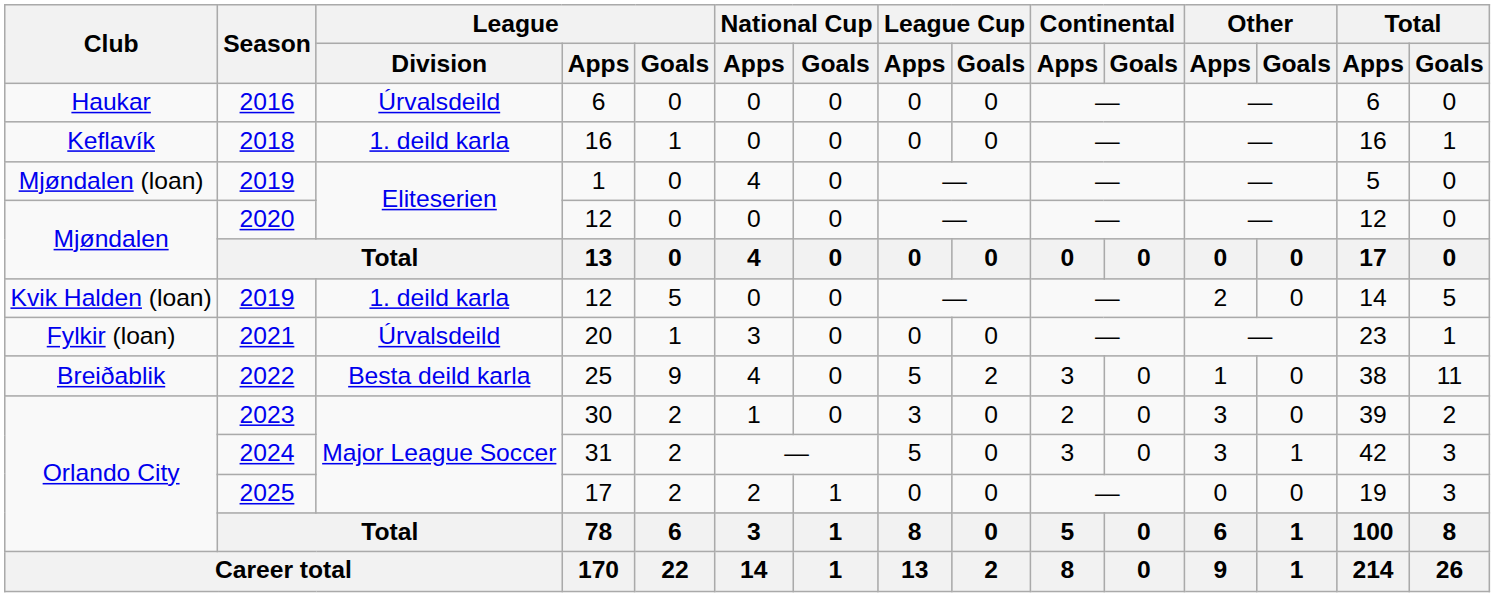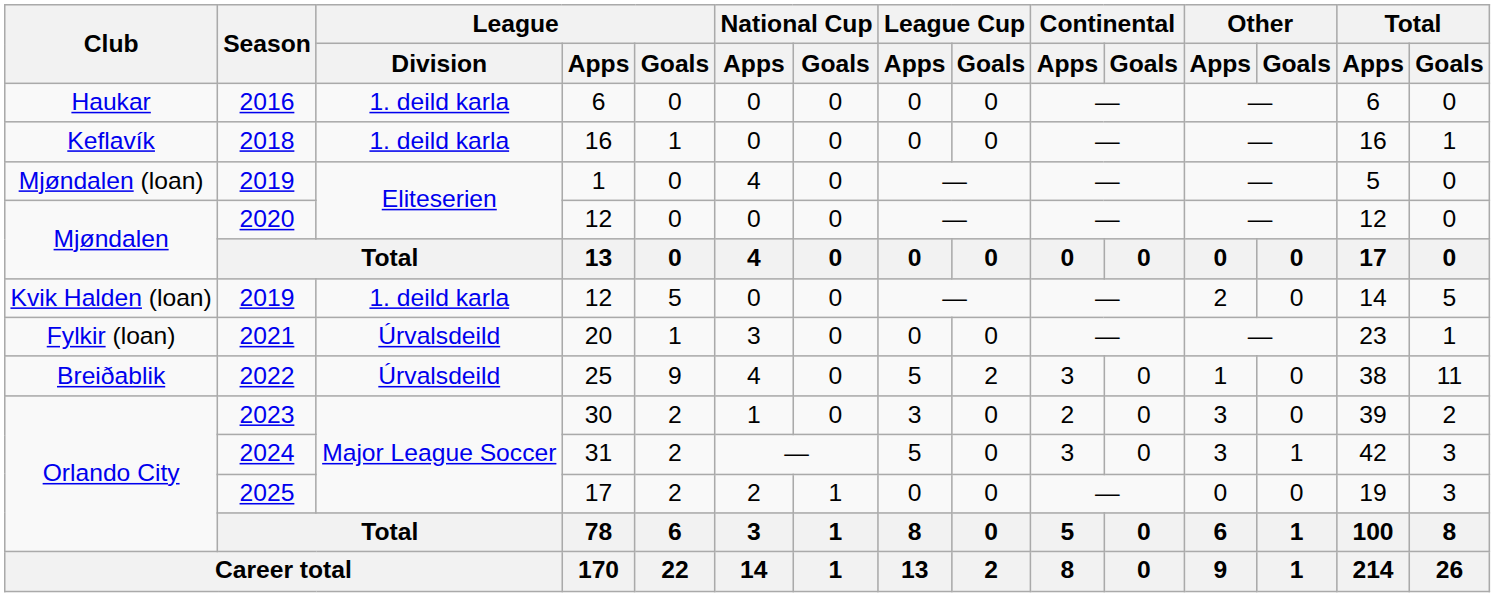(439, 102) Úrvalsdeild -> (439, 102) 1. deild karla
(439, 375) Besta deild karla -> (439, 375) Úrvalsdeild
